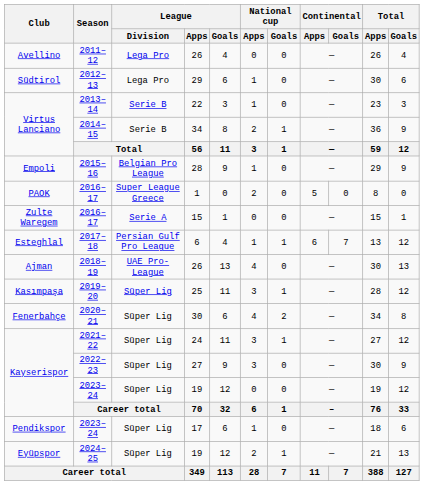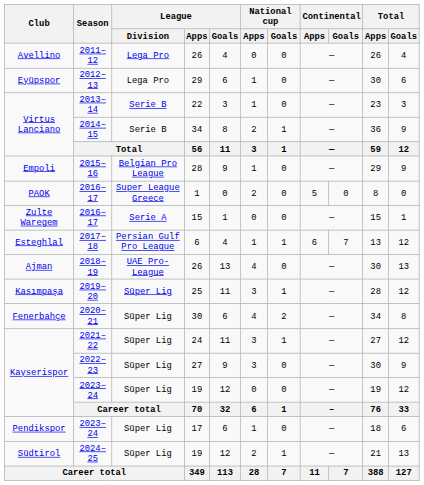(39, 80) Südtirol -> (39, 80) Eyüpspor
(39, 454) Eyüpspor -> (39, 454) Südtirol
